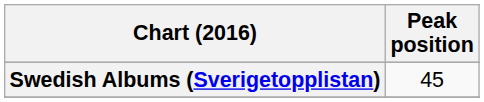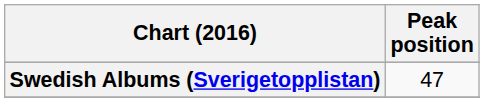(432, 79) 45 -> (432, 79) 47
